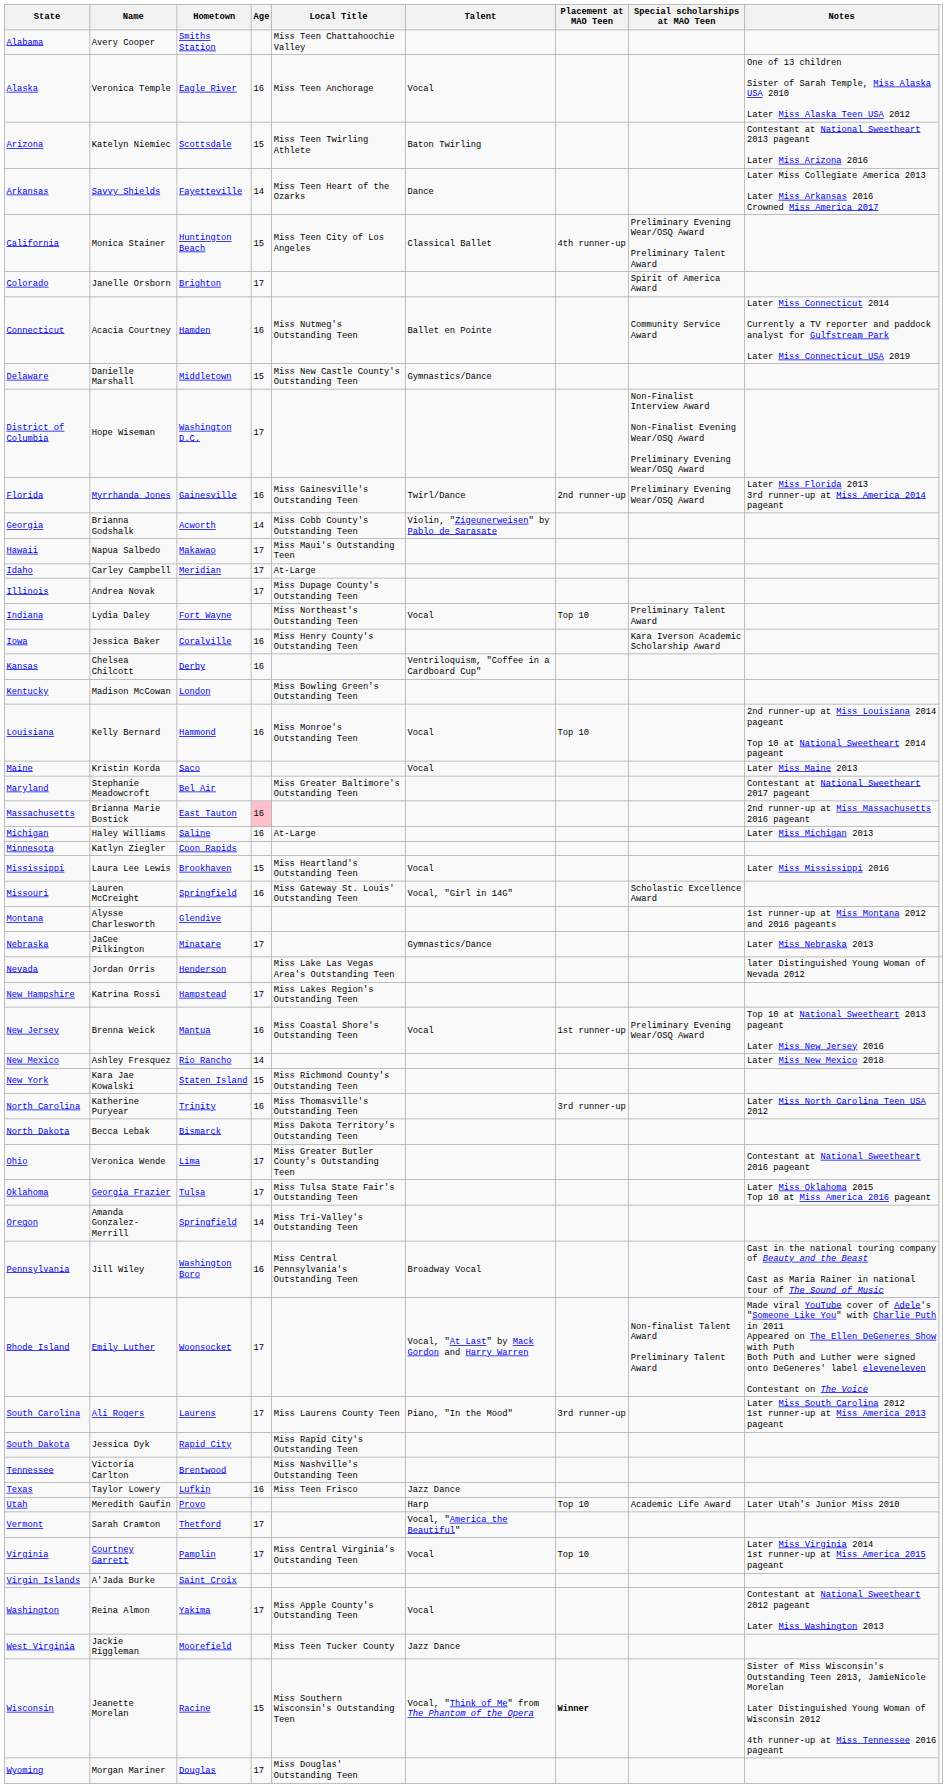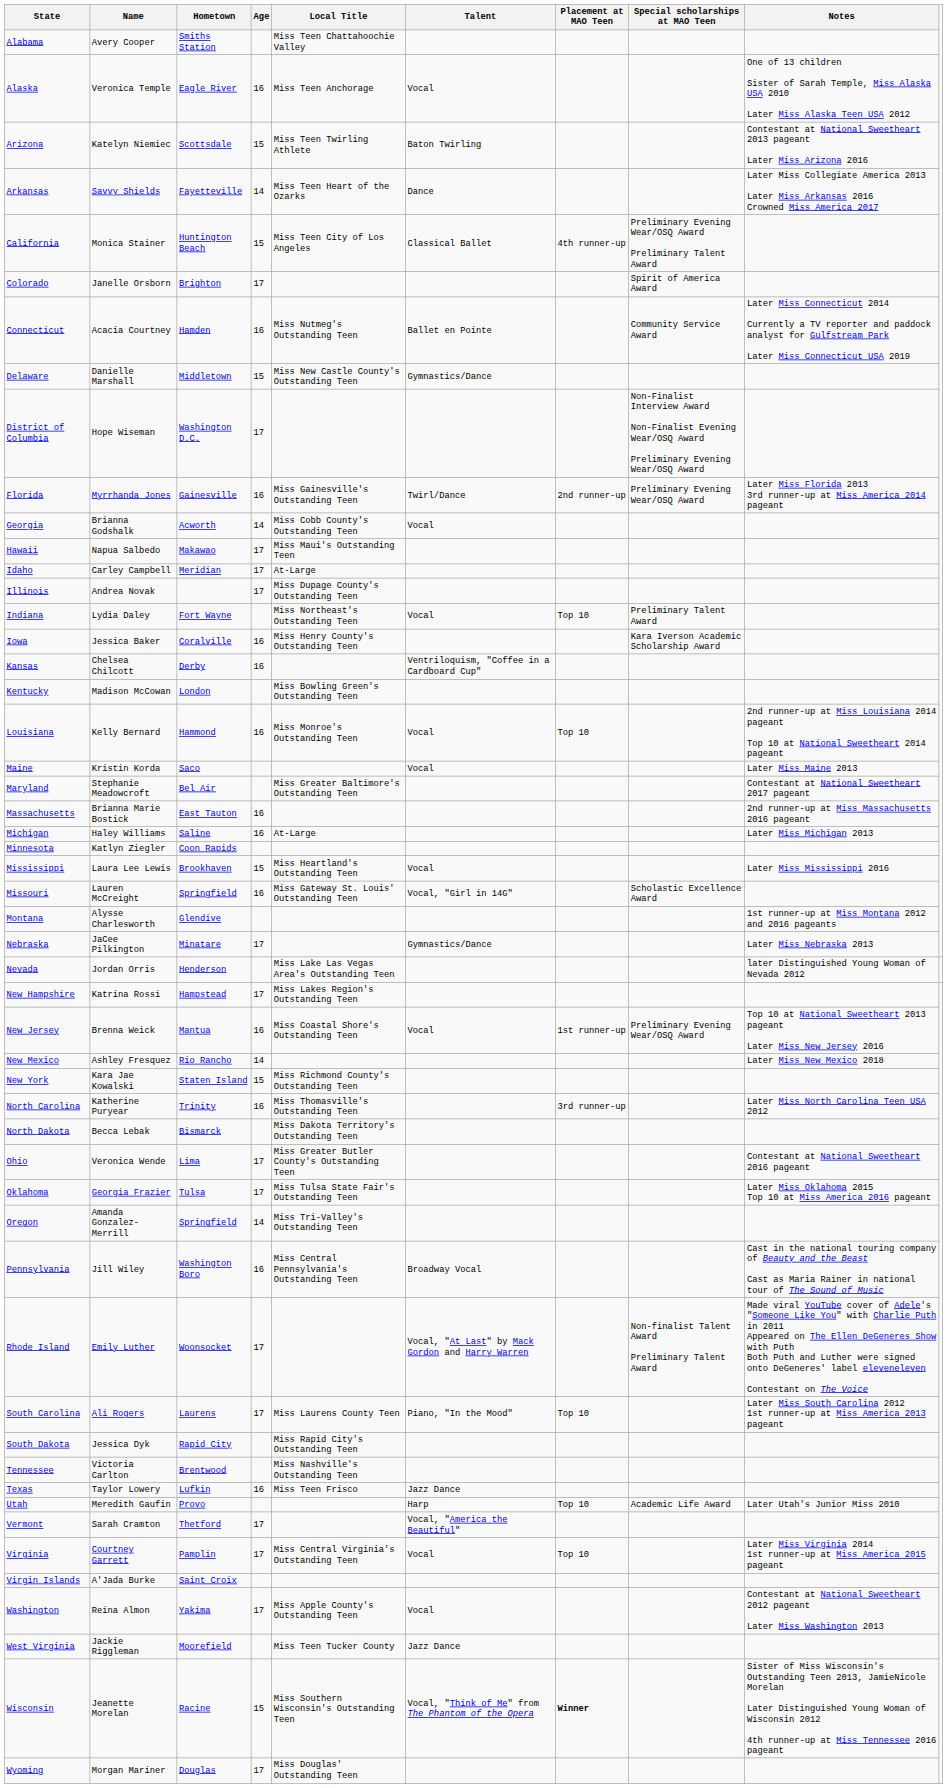(479, 525) Violin, "Zigeunerweisen" by Pablo de Sarasate -> (421, 525) Vocal
(259, 814) pink background -> (259, 814) no background
(592, 1414) 3rd runner-up -> (573, 1414) Top 10
